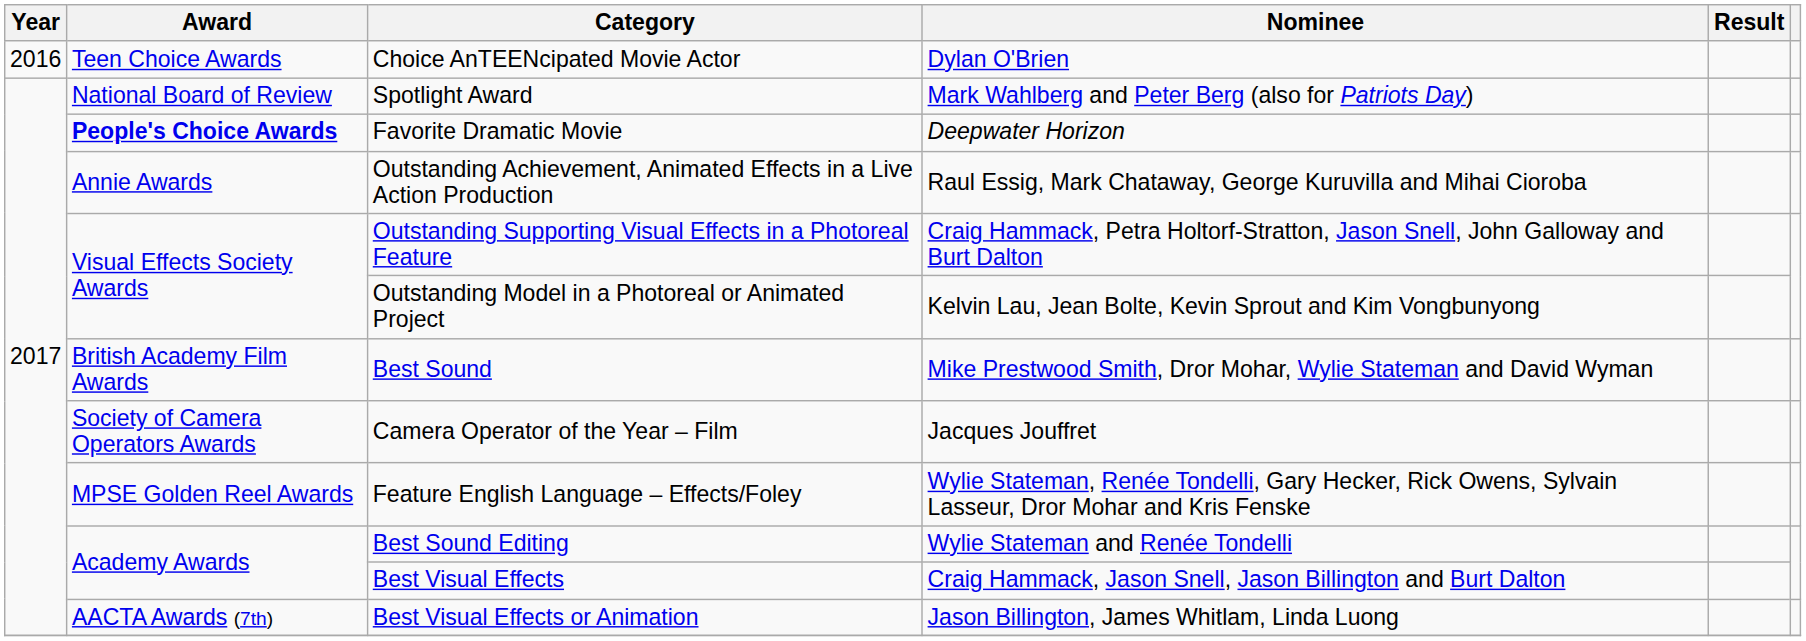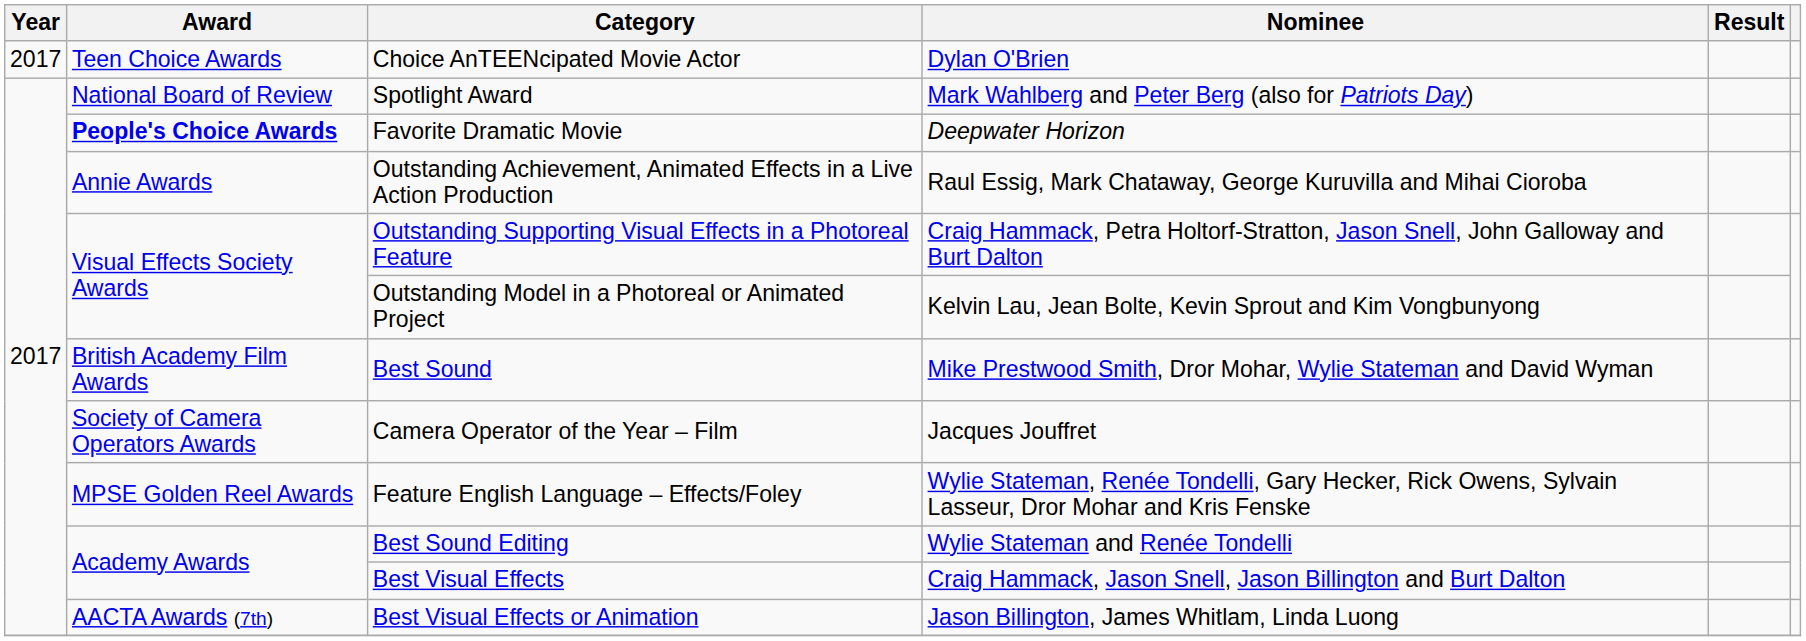(36, 59) 2016 -> (36, 59) 2017
